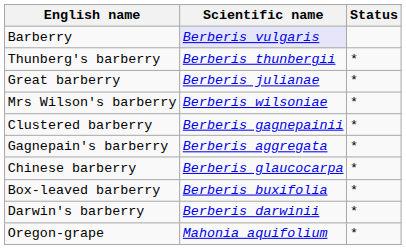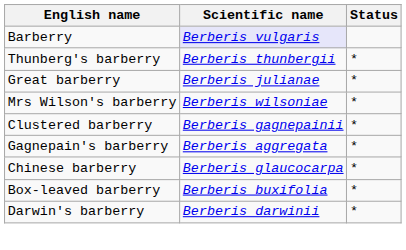- row: (56, 234)
